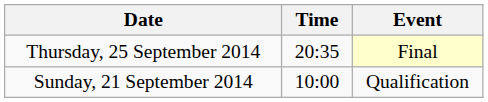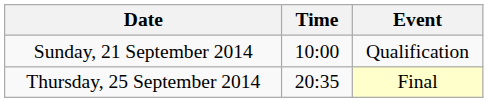rows swapped: (143, 81) <-> (143, 50)
